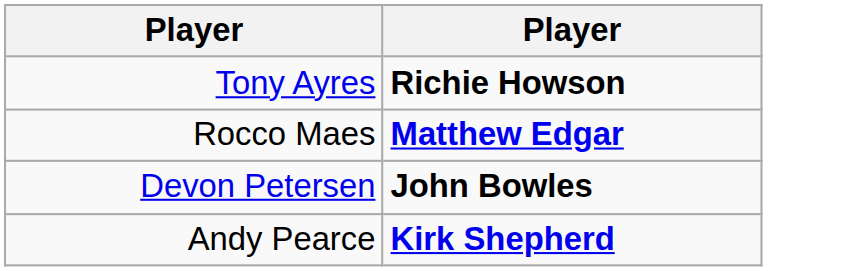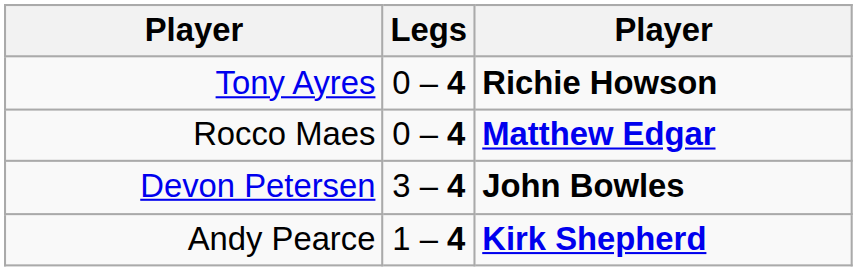+ column: (429, 30)
